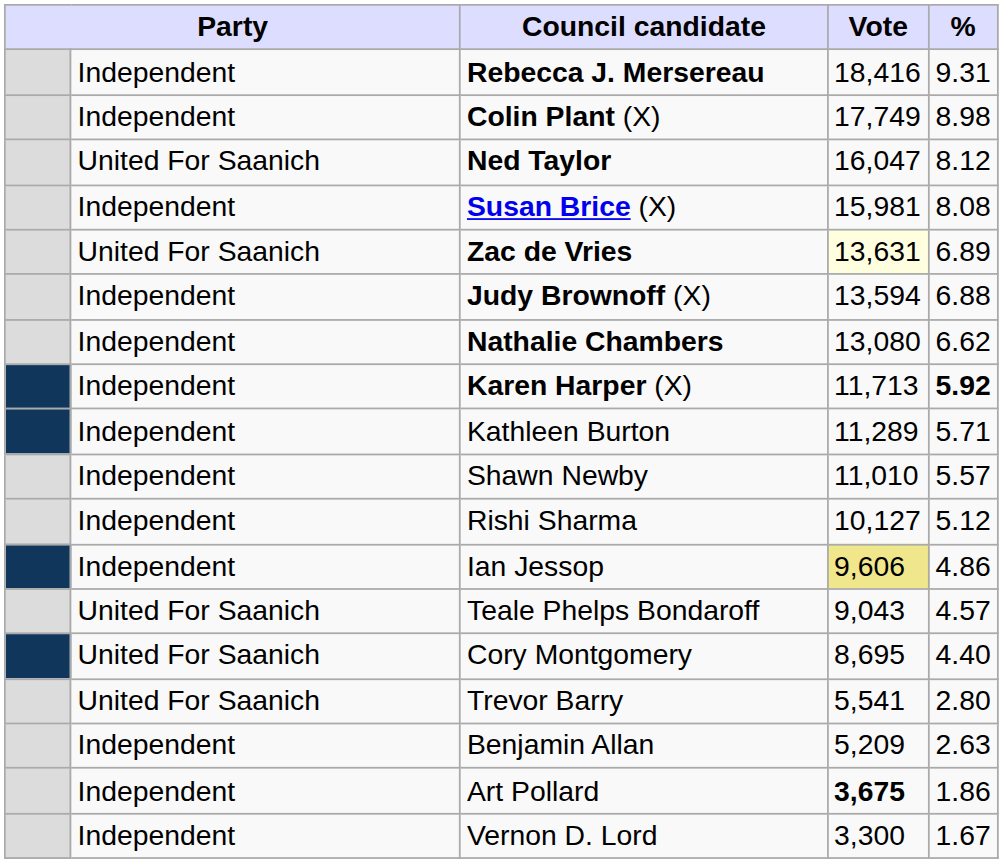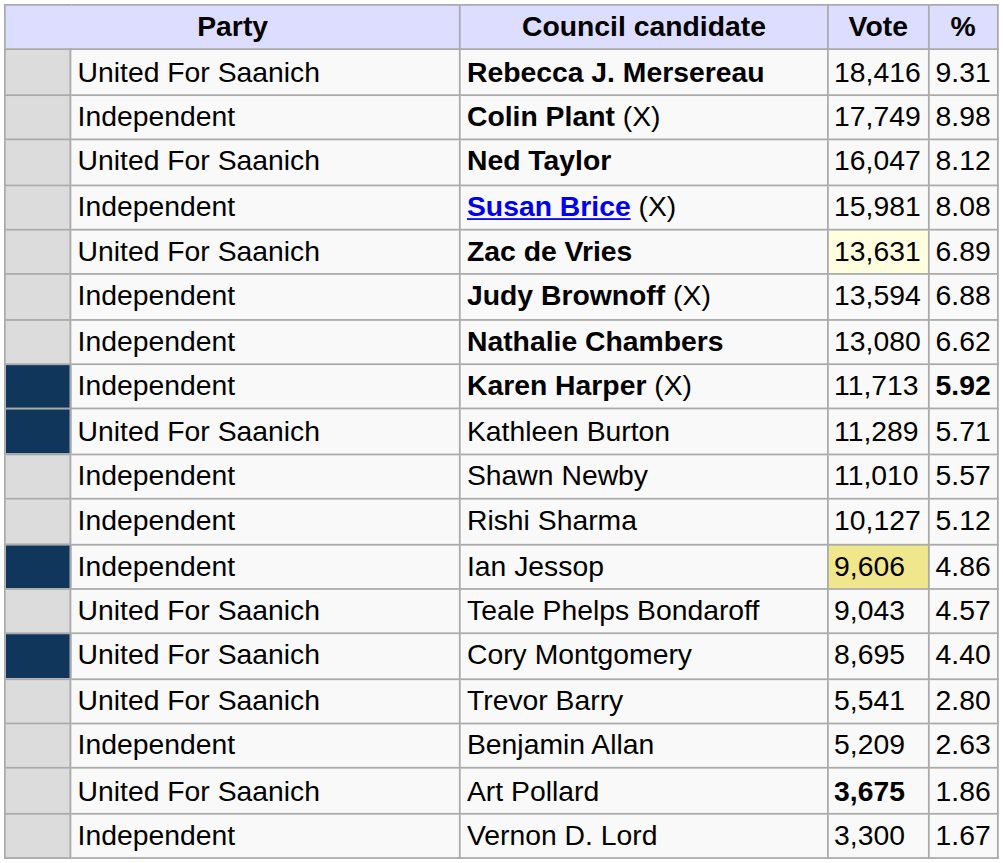(156, 71) Independent -> (199, 71) United For Saanich
(156, 431) Independent -> (199, 431) United For Saanich
(156, 790) Independent -> (199, 790) United For Saanich
